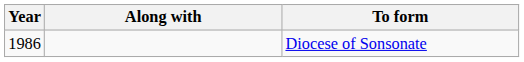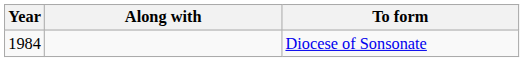(25, 43) 1986 -> (25, 43) 1984
